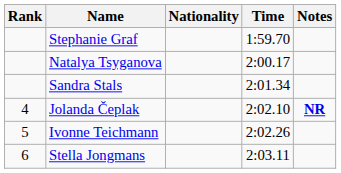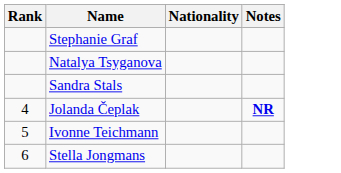- column: (268, 16)
